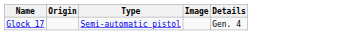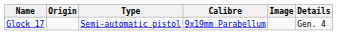+ column: (225, 11)
